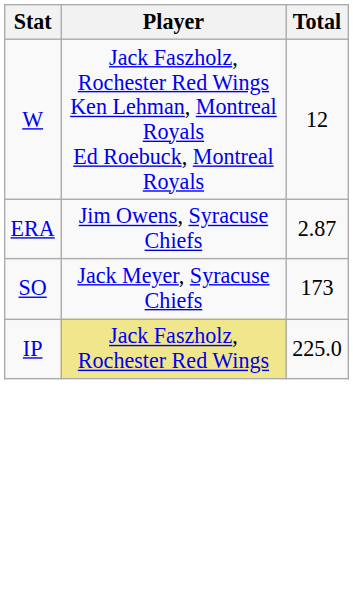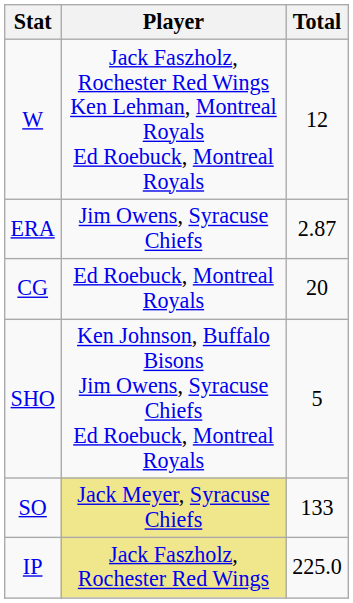+ row: (33, 288)
+ row: (33, 398)
(173, 288) no background -> (173, 507) khaki background
(317, 288) 173 -> (317, 507) 133
